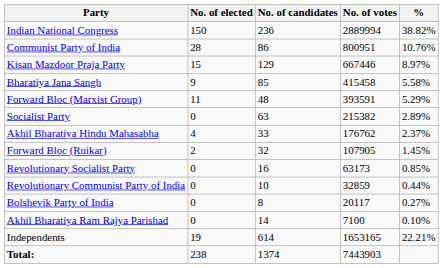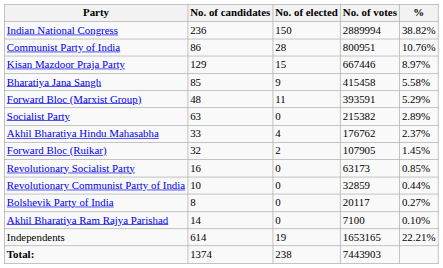columns swapped: (298, 13) <-> (221, 13)
